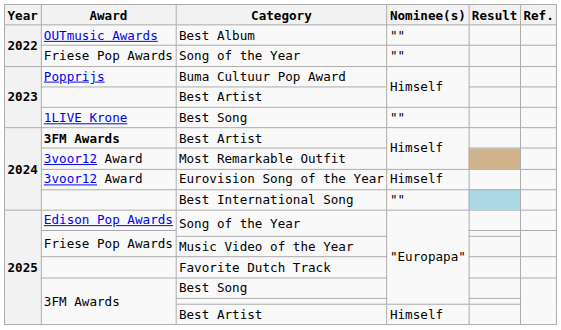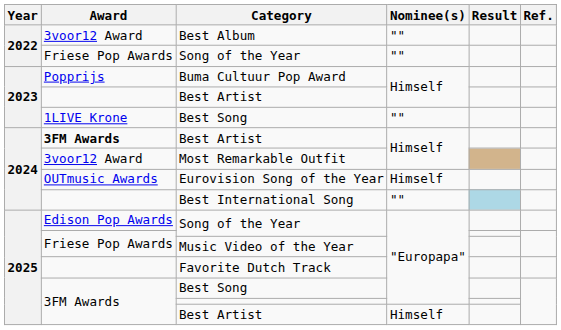(101, 35) OUTmusic Awards -> (93, 35) 3voor12 Award
(93, 179) 3voor12 Award -> (101, 179) OUTmusic Awards
